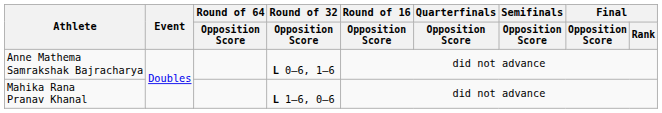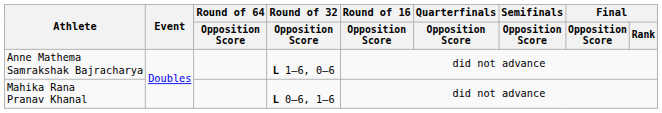(304, 70) L 0–6, 1–6 -> (304, 70) L 1–6, 0–6
(304, 100) L 1–6, 0–6 -> (304, 100) L 0–6, 1–6
